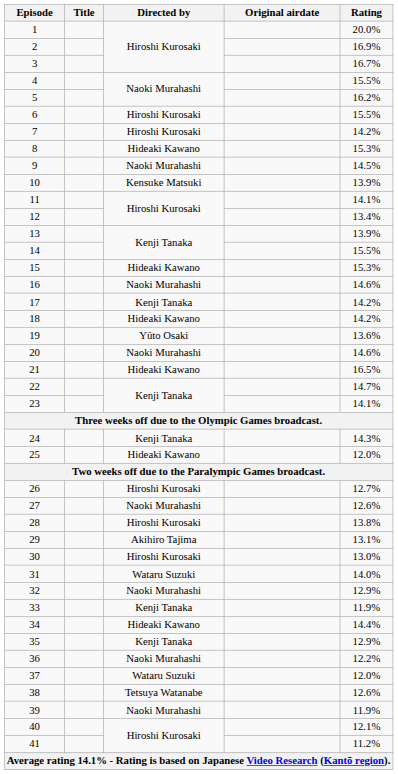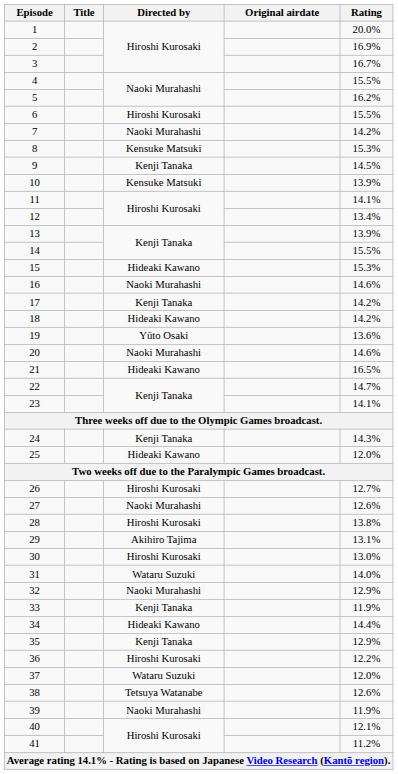(164, 132) Hiroshi Kurosaki -> (164, 132) Naoki Murahashi
(164, 149) Hideaki Kawano -> (164, 149) Kensuke Matsuki
(164, 166) Naoki Murahashi -> (164, 166) Kenji Tanaka
(164, 659) Naoki Murahashi -> (164, 659) Hiroshi Kurosaki
